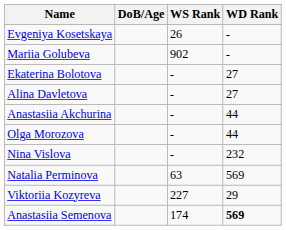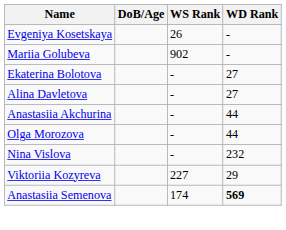- row: (53, 175)
